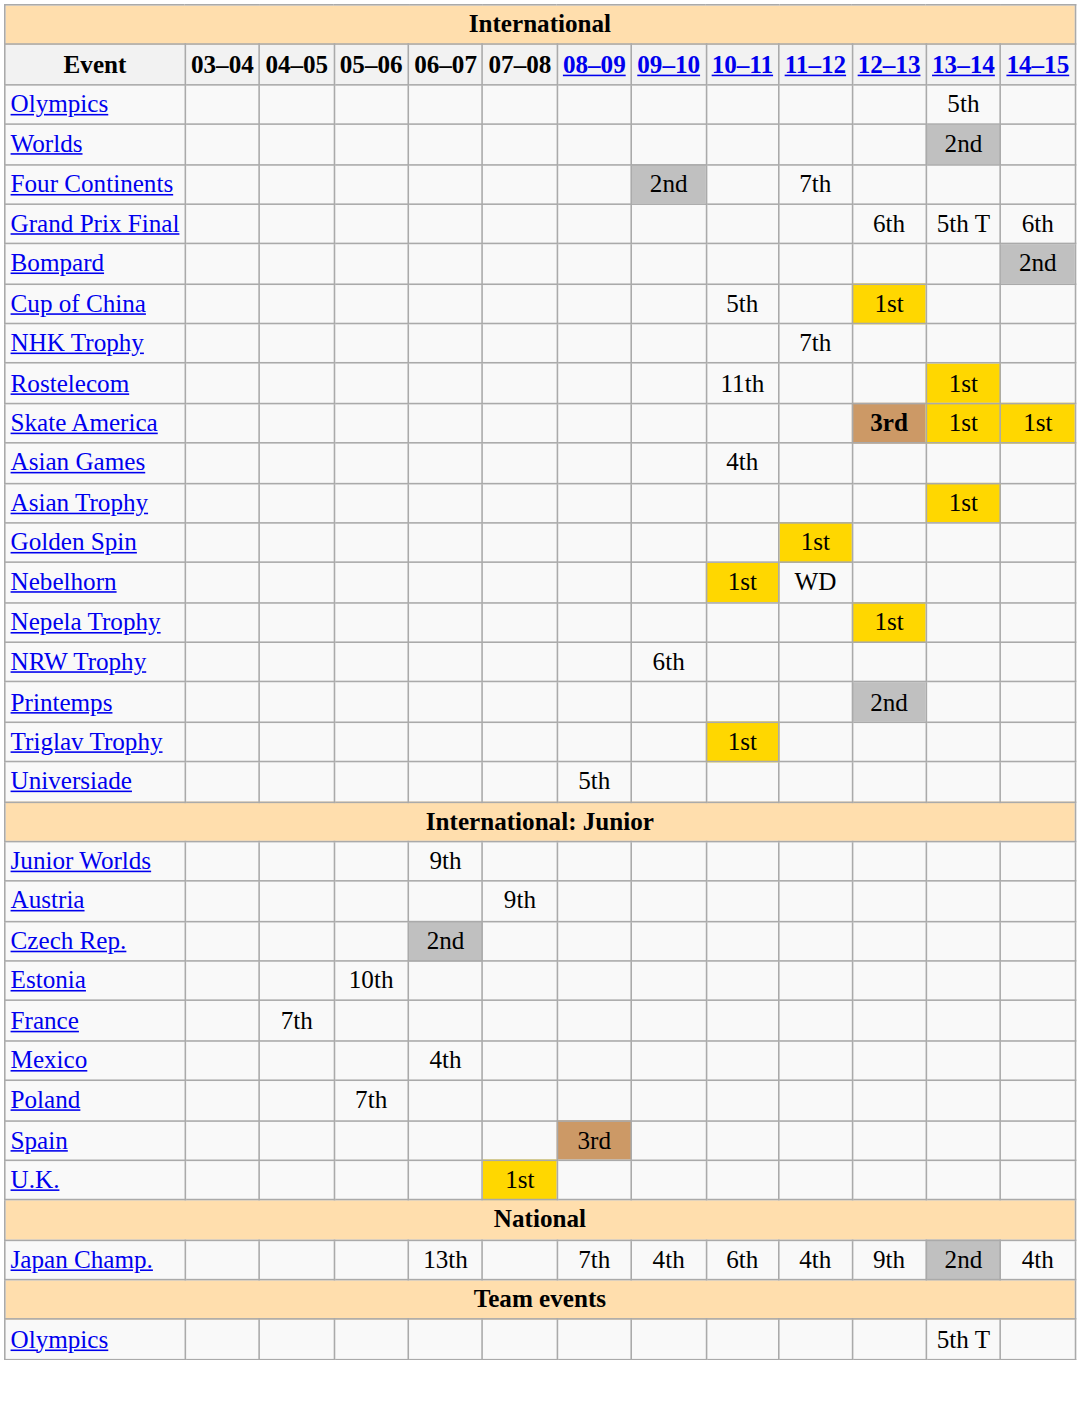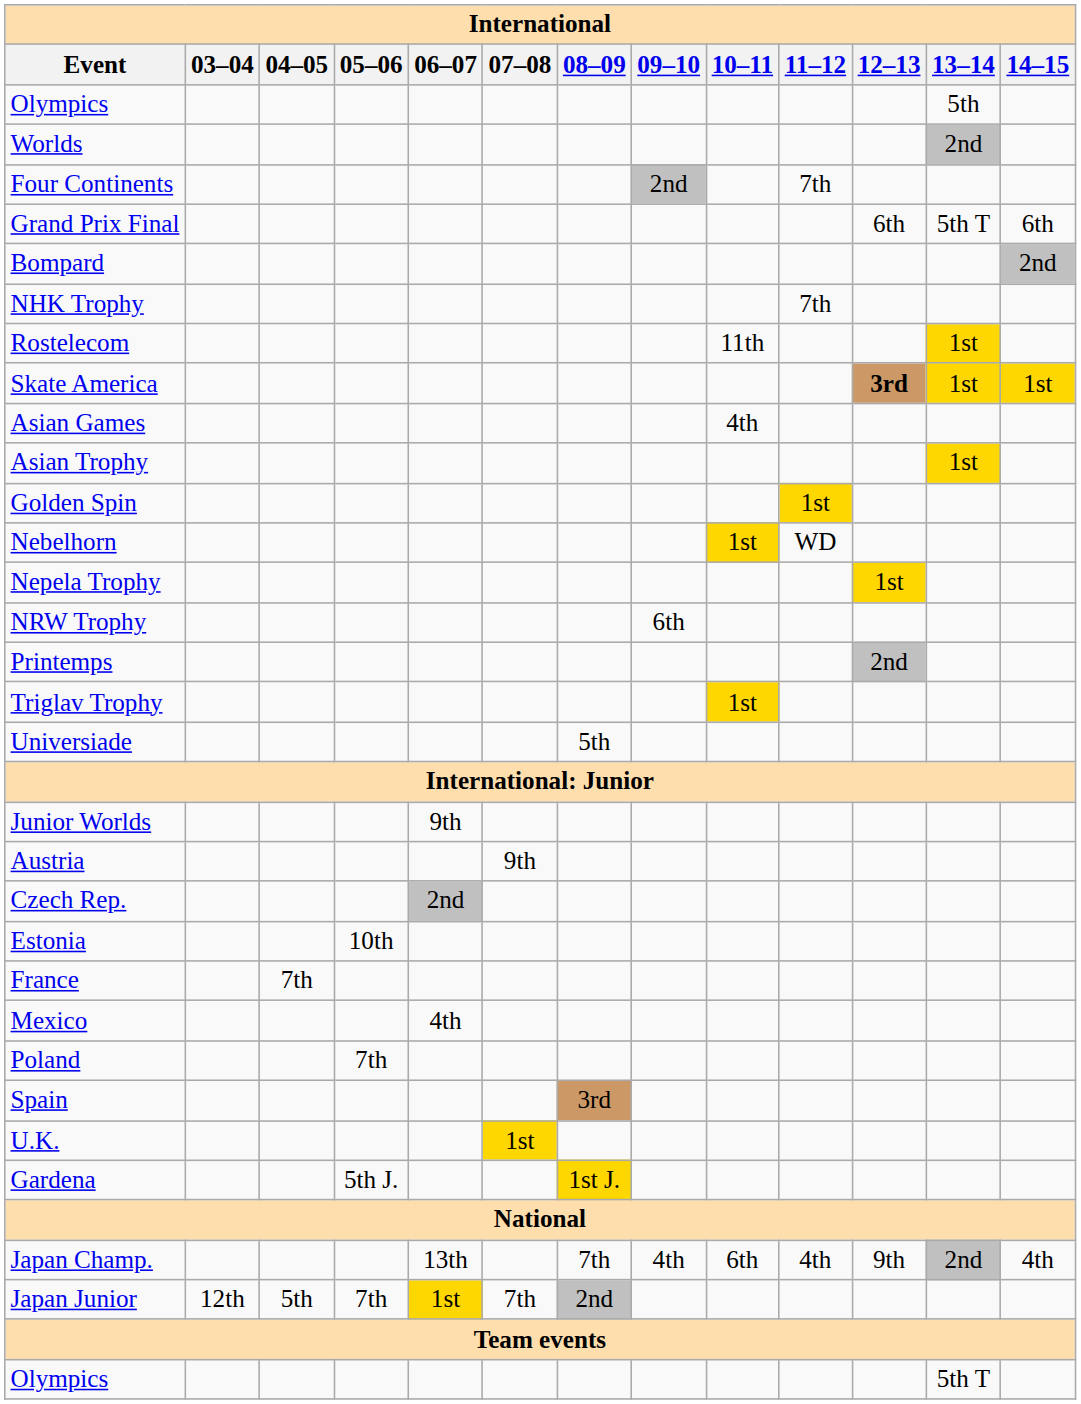- row: (78, 303)
+ row: (53, 1179)
+ row: (74, 1299)
